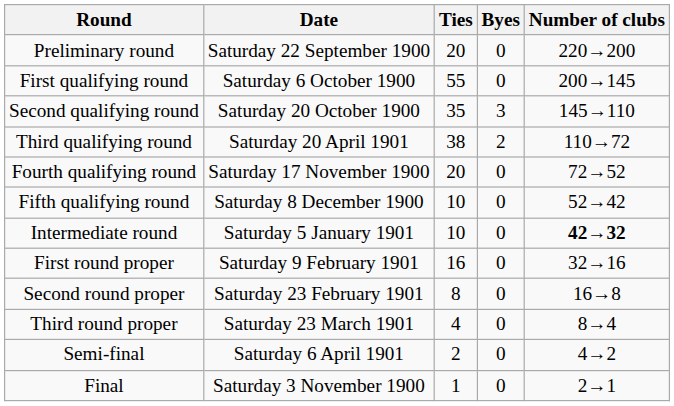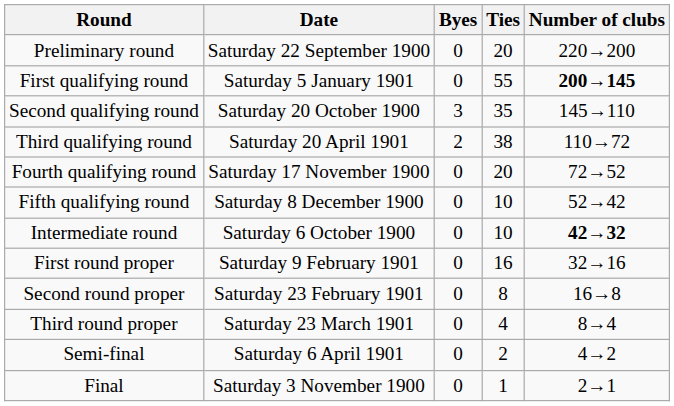columns swapped: (456, 19) <-> (501, 19)
(319, 80) Saturday 6 October 1900 -> (319, 80) Saturday 5 January 1901
(597, 80) normal -> (597, 80) bold
(319, 232) Saturday 5 January 1901 -> (319, 232) Saturday 6 October 1900
